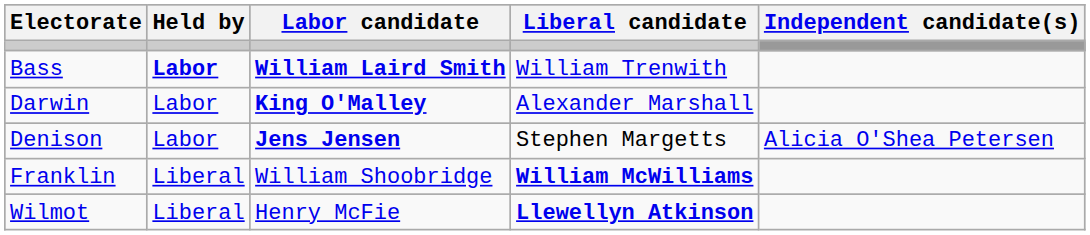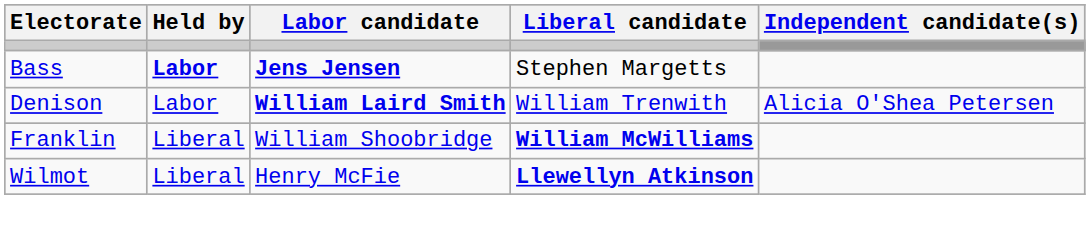(380, 69) William Laird Smith -> (328, 69) Jens Jensen
(622, 69) William Trenwith -> (622, 69) Stephen Margetts
- row: (50, 105)
(328, 141) Jens Jensen -> (380, 105) William Laird Smith
(622, 141) Stephen Margetts -> (622, 105) William Trenwith
